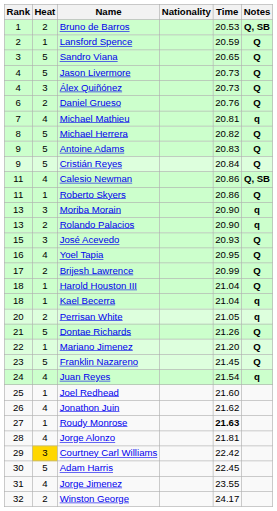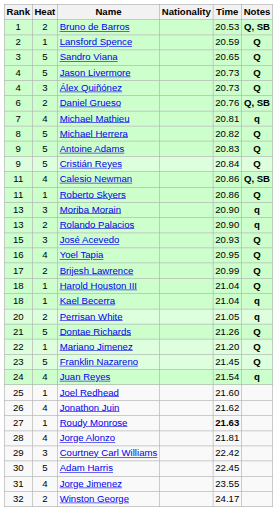(257, 103) Q -> (257, 103) Q, SB
(45, 453) gold background -> (45, 453) no background
